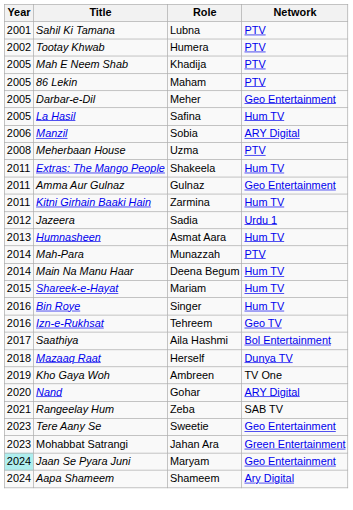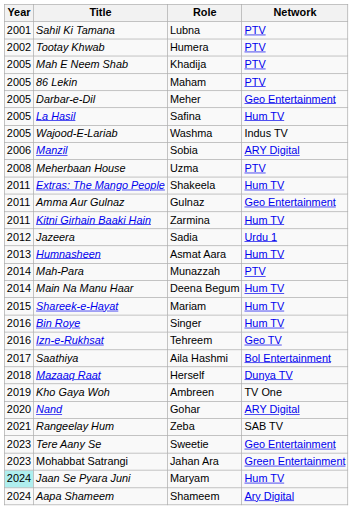+ row: (77, 133)
(290, 461) Geo Entertainment -> (264, 479) Hum TV
